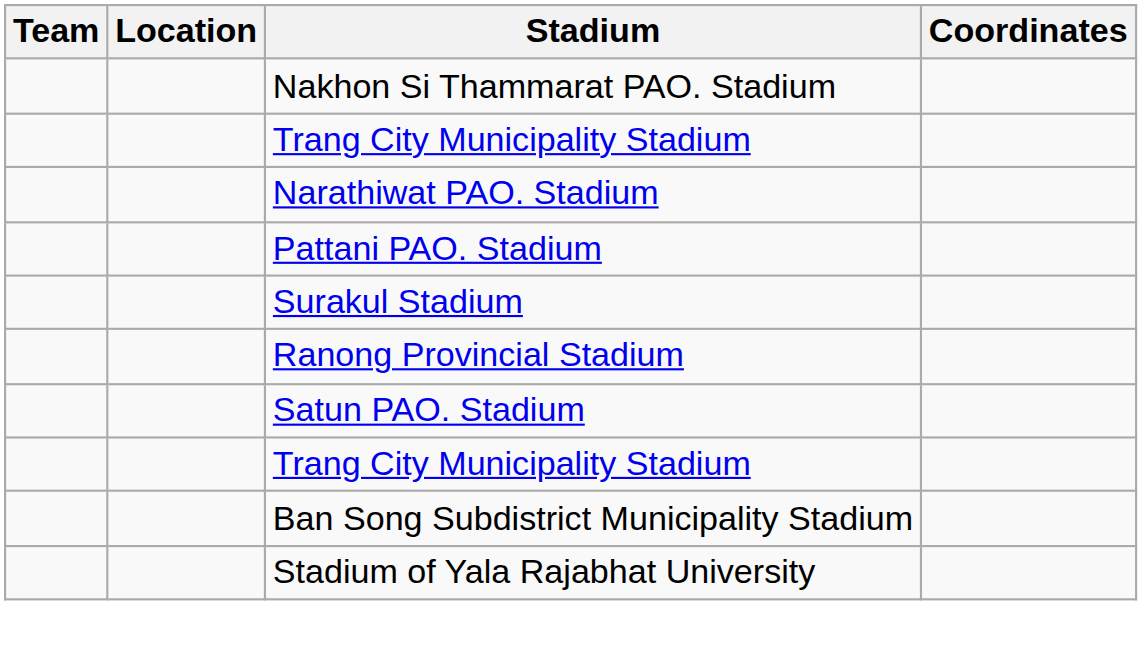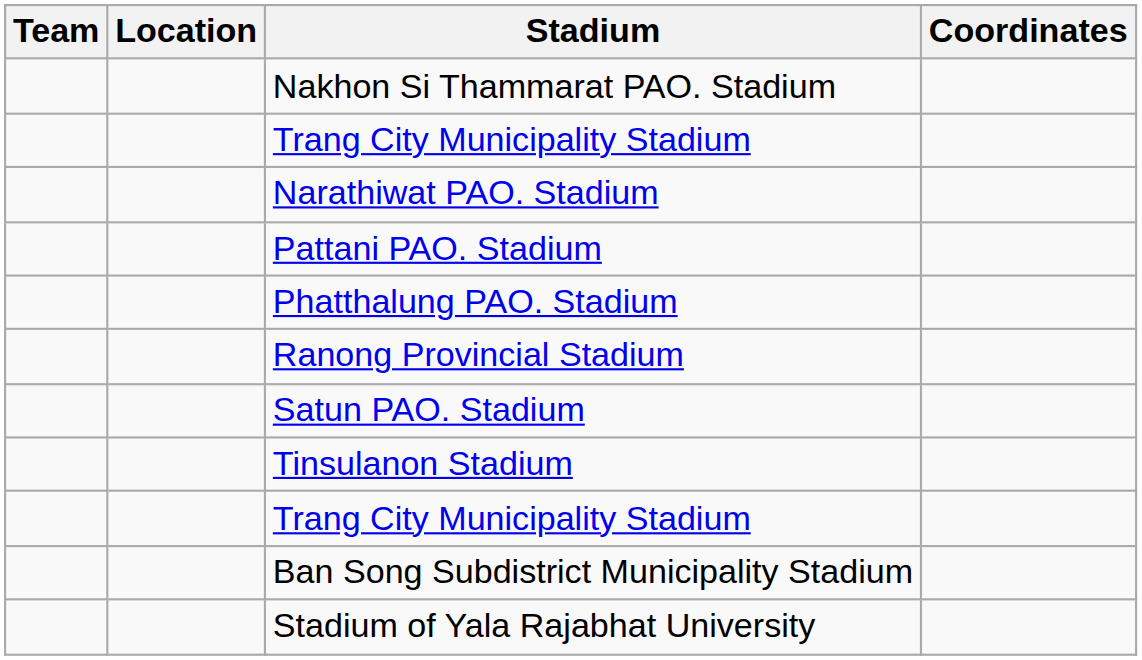+ row: (56, 302)
- row: (56, 302)
+ row: (56, 464)
